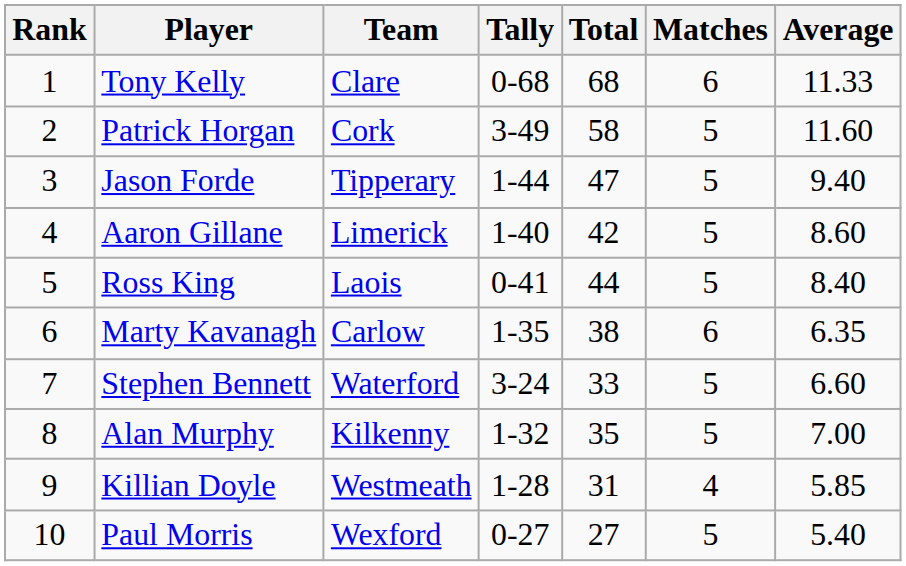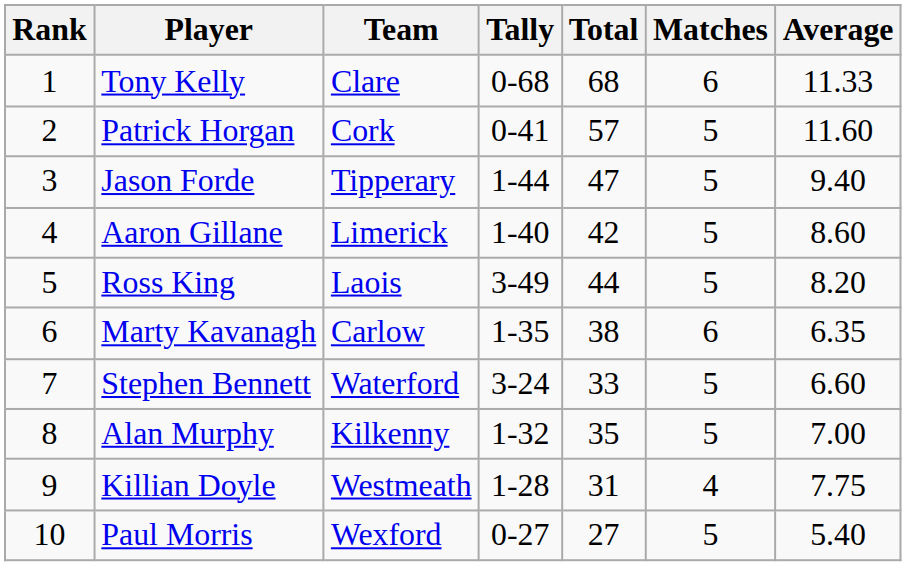(520, 130) 3-49 -> (520, 130) 0-41
(604, 130) 58 -> (604, 130) 57
(520, 282) 0-41 -> (520, 282) 3-49
(838, 282) 8.40 -> (838, 282) 8.20
(838, 484) 5.85 -> (838, 484) 7.75
